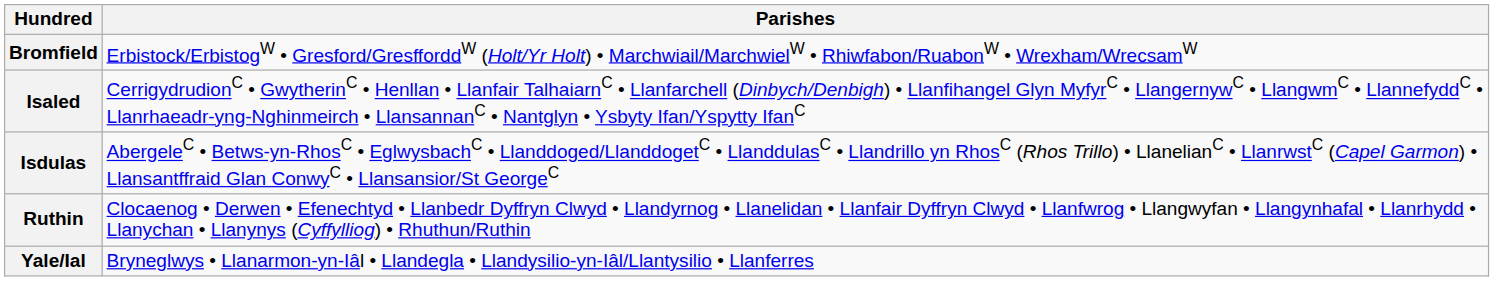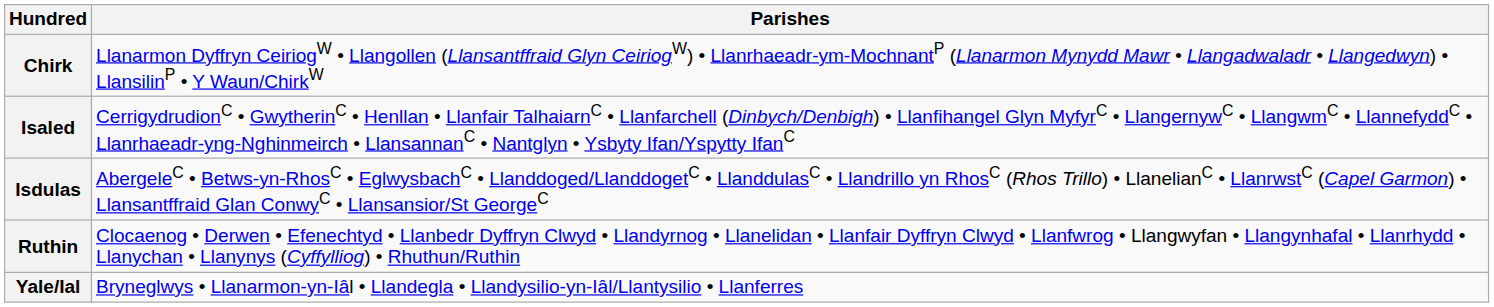- row: (53, 52)
+ row: (48, 65)
